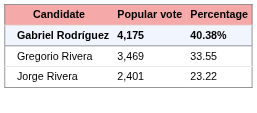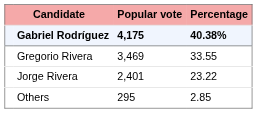+ row: (33, 97)
